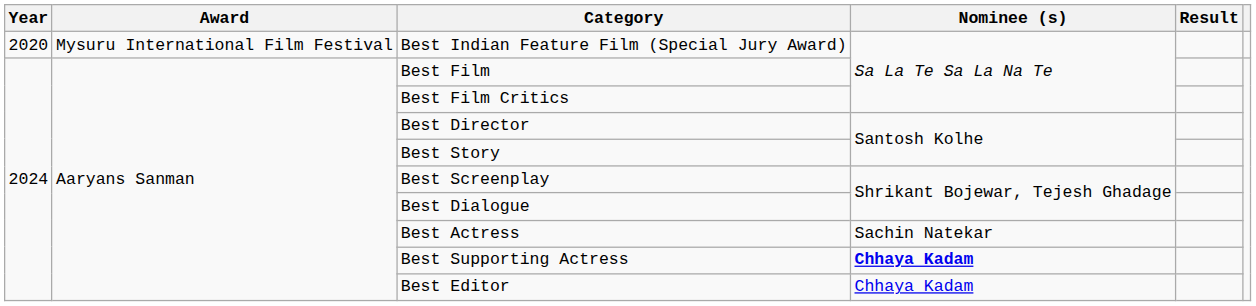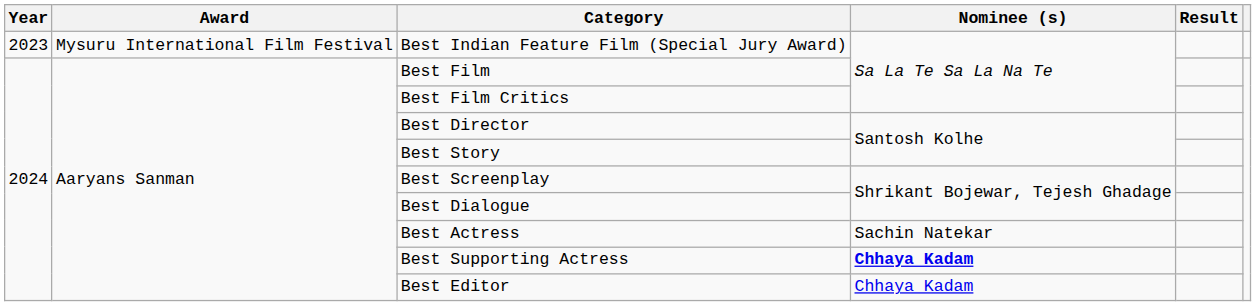(28, 45) 2020 -> (28, 45) 2023
